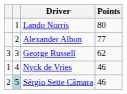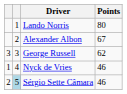(102, 39) 77 -> (102, 39) 67
